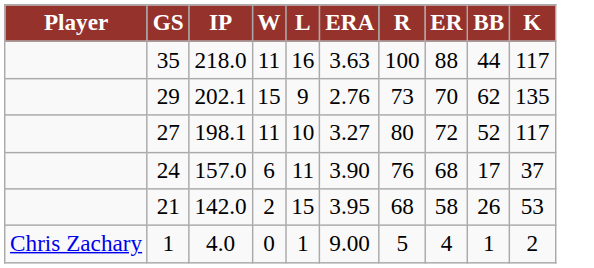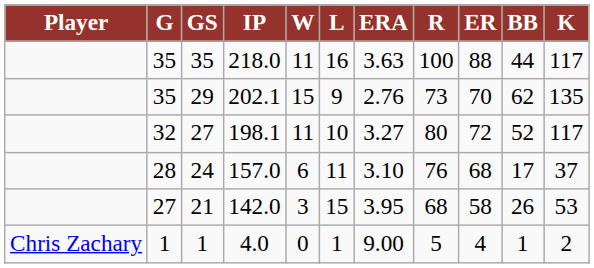+ column: (164, 22)
(350, 170) 3.90 -> (384, 170) 3.10
(269, 206) 2 -> (303, 206) 3
